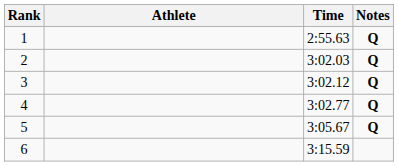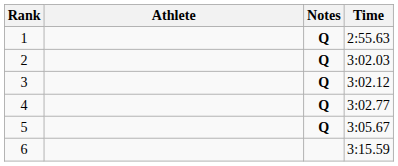columns swapped: (328, 15) <-> (373, 15)
